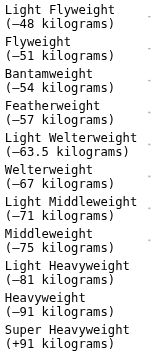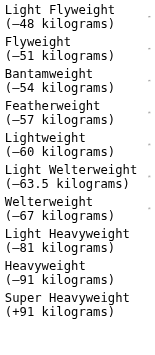+ row: (60, 145)
- row: (71, 209)
- row: (60, 241)
